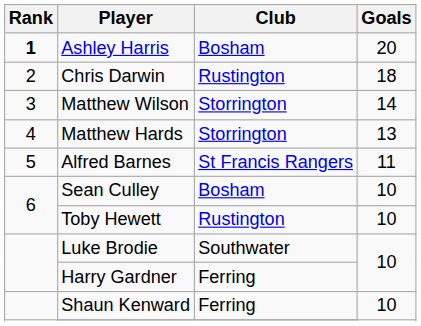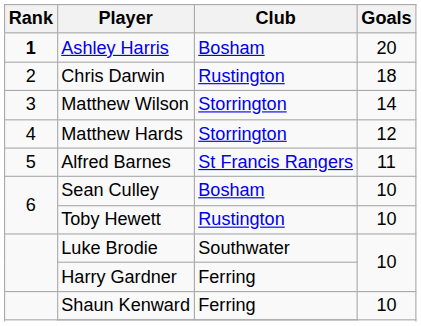(386, 133) 13 -> (386, 133) 12
